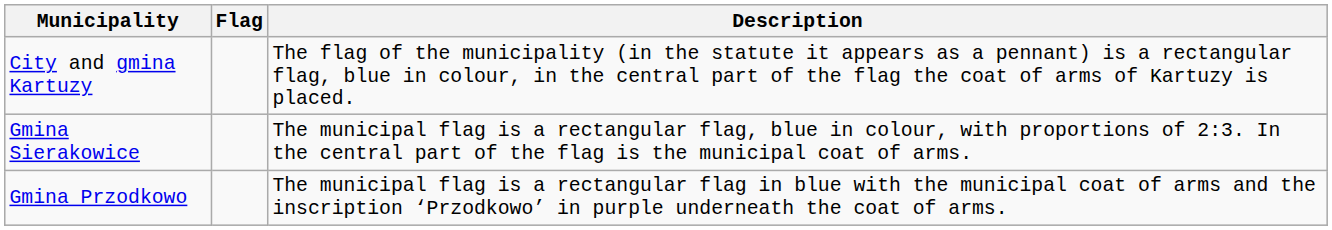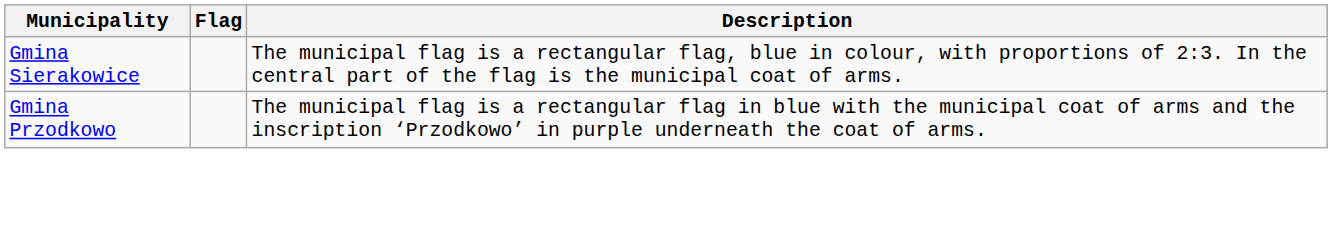- row: (92, 76)
